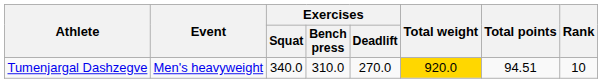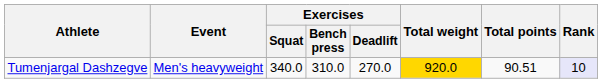(520, 68) 94.51 -> (520, 68) 90.51
(579, 68) no background -> (579, 68) lavender background
